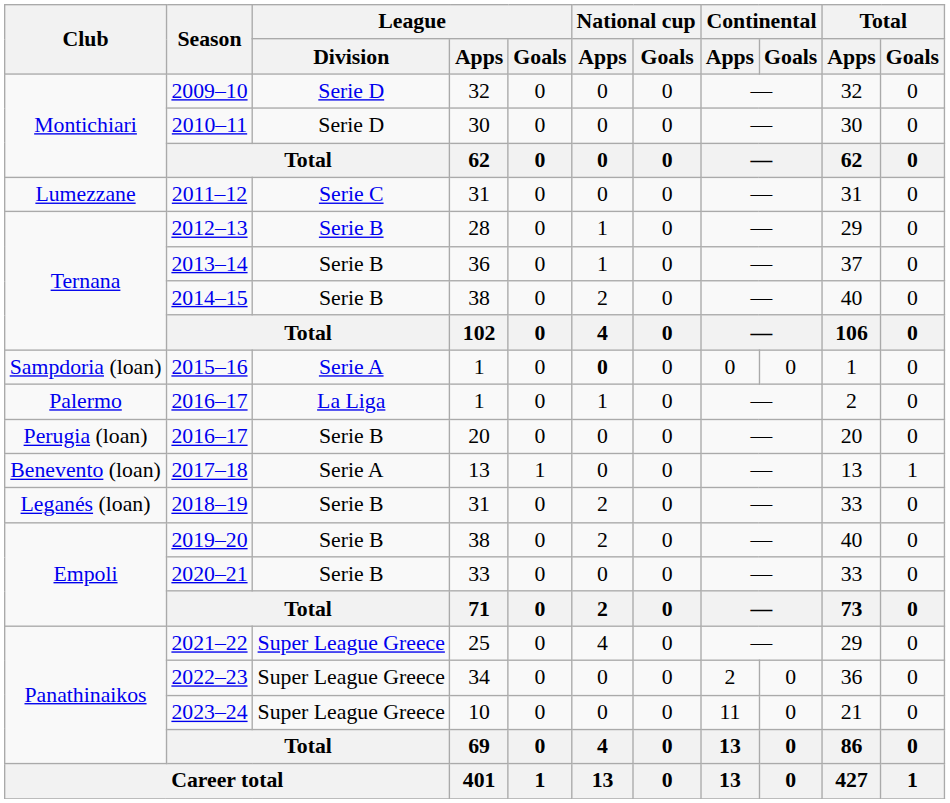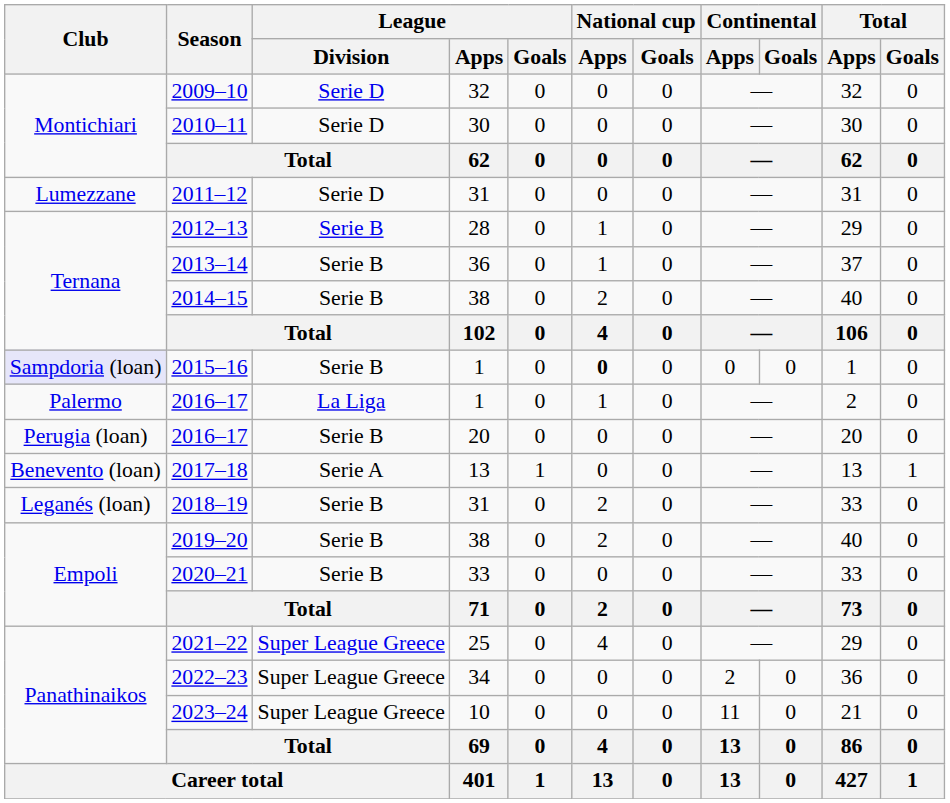(351, 194) Serie C -> (351, 194) Serie D
(86, 366) no background -> (86, 366) lavender background
(351, 366) Serie A -> (351, 366) Serie B
